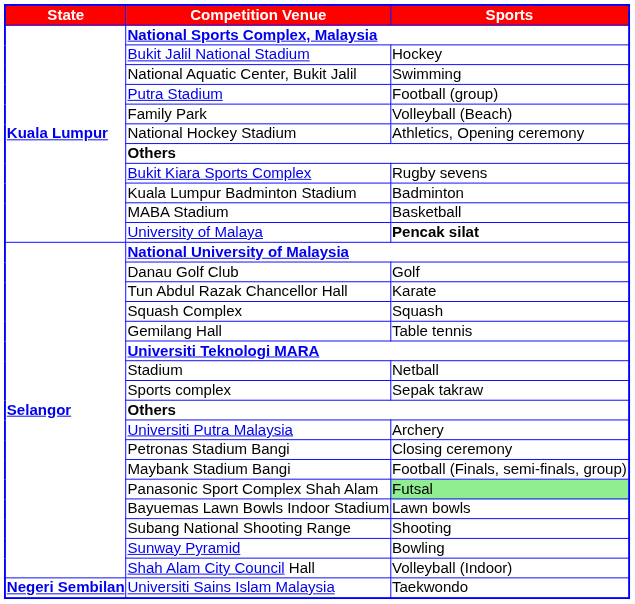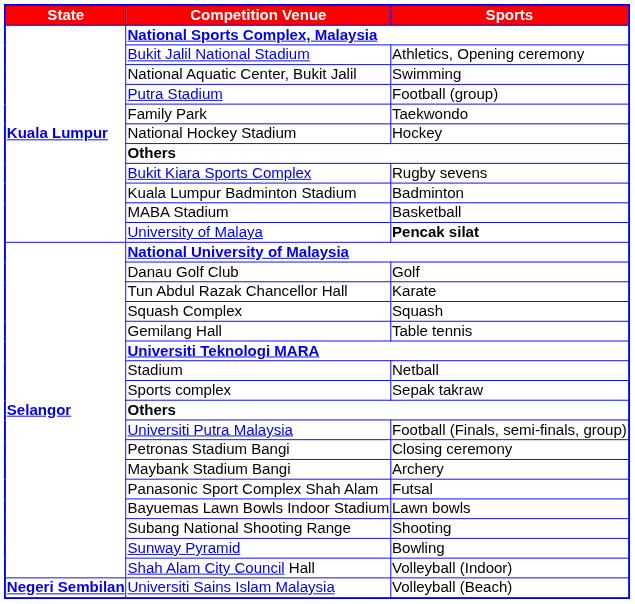(417, 54) Hockey -> (488, 54) Athletics, Opening ceremony
(452, 114) Volleyball (Beach) -> (430, 114) Taekwondo
(488, 133) Athletics, Opening ceremony -> (417, 133) Hockey
(418, 429) Archery -> (509, 429) Football (Finals, semi-finals, group)
(509, 469) Football (Finals, semi-finals, group) -> (418, 469) Archery
(412, 489) lightgreen background -> (412, 489) no background
(430, 587) Taekwondo -> (452, 587) Volleyball (Beach)
